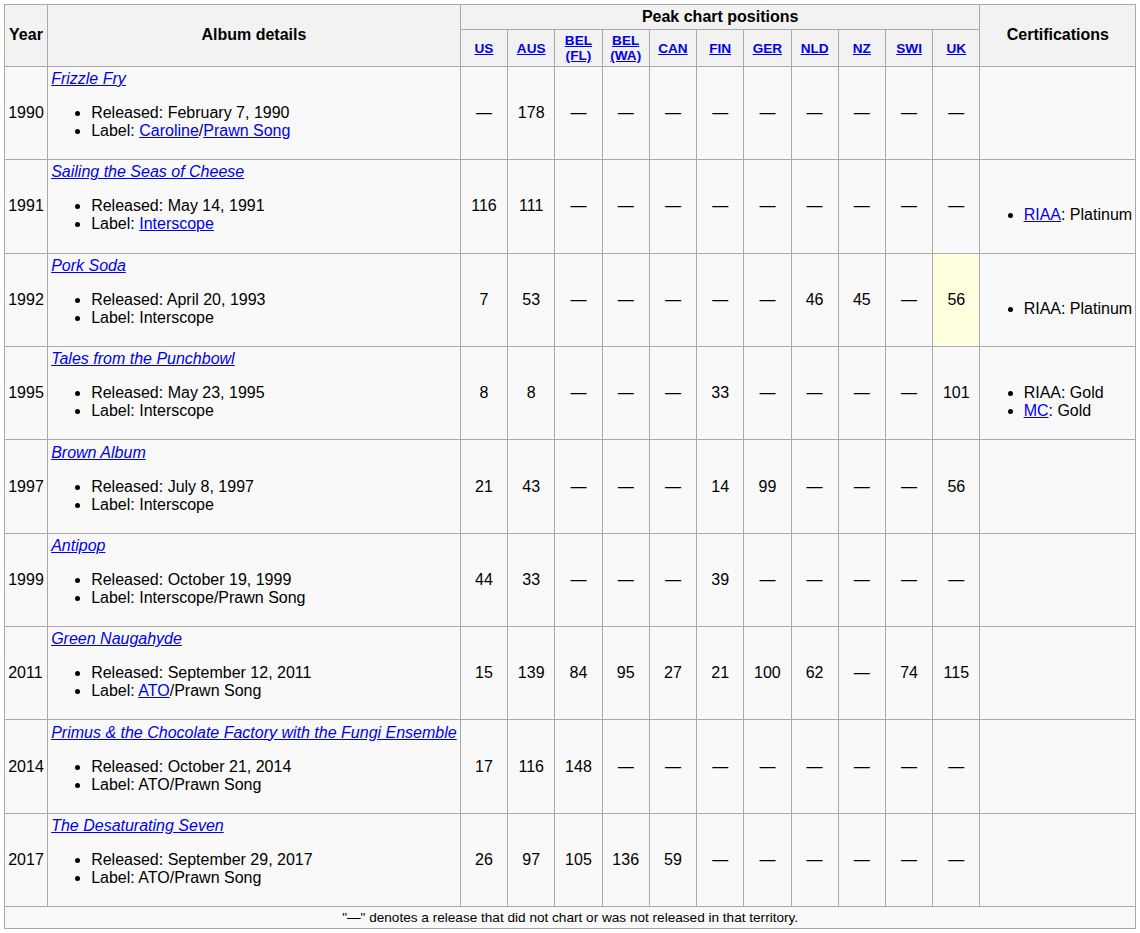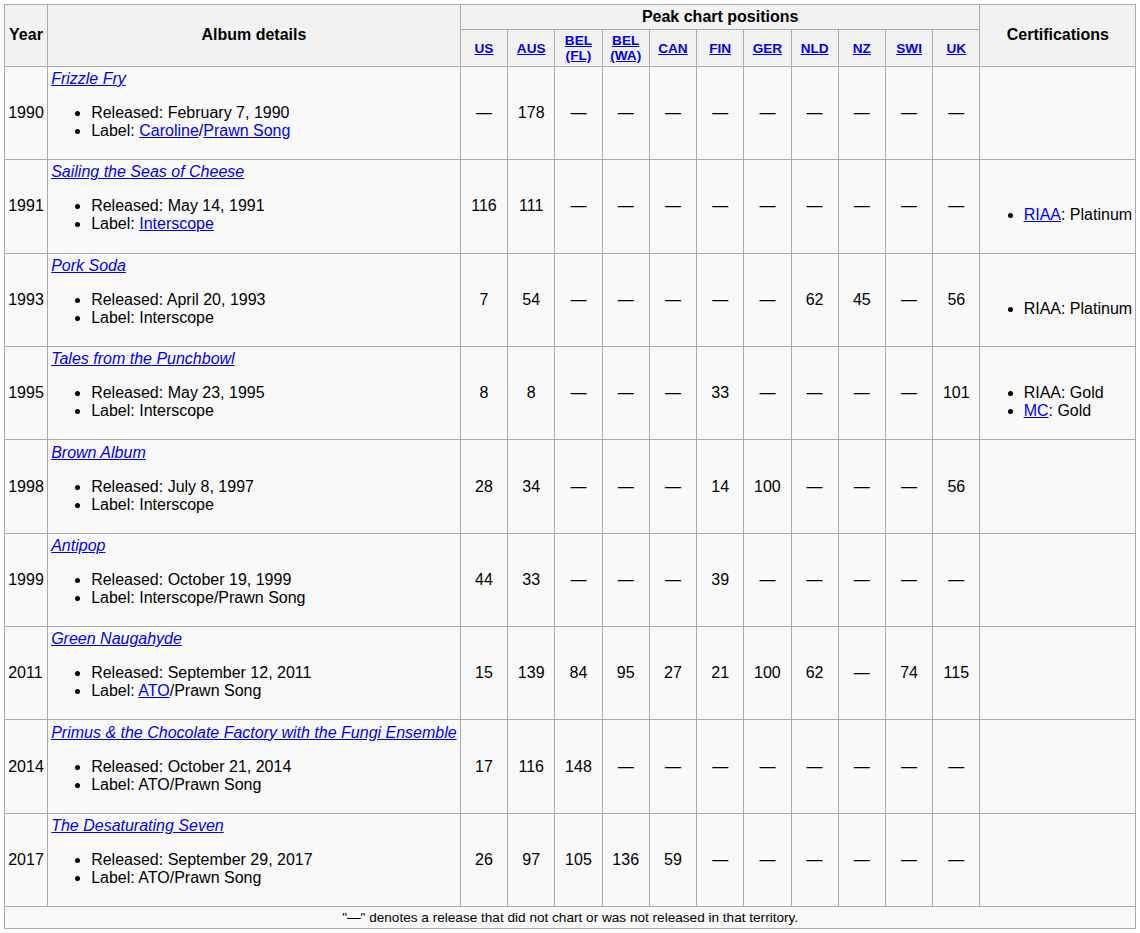(26, 299) 1992 -> (26, 299) 1993
(531, 299) 53 -> (531, 299) 54
(815, 299) 46 -> (815, 299) 62
(956, 299) lightyellow background -> (956, 299) no background
(26, 486) 1997 -> (26, 486) 1998
(484, 486) 21 -> (484, 486) 28
(531, 486) 43 -> (531, 486) 34
(767, 486) 99 -> (767, 486) 100
